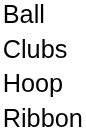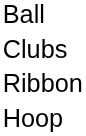rows swapped: (33, 84) <-> (43, 118)
